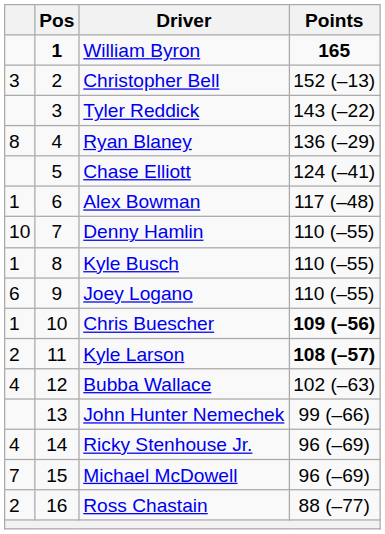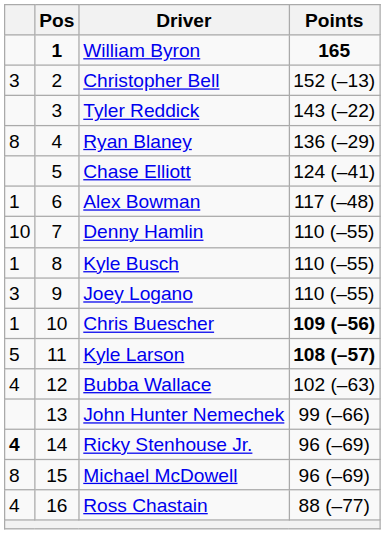(14, 293) 6 -> (14, 293) 3
(14, 353) 2 -> (14, 353) 5
(14, 444) normal -> (14, 444) bold
(14, 475) 7 -> (14, 475) 8
(14, 505) 2 -> (14, 505) 4
